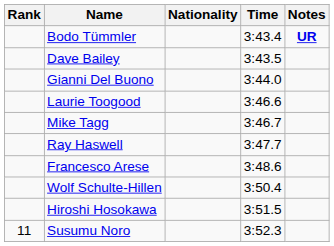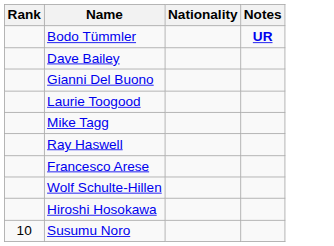- column: (263, 15)
(24, 230) 11 -> (24, 230) 10
